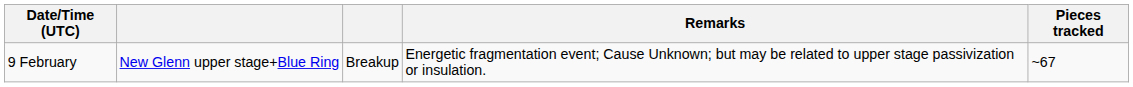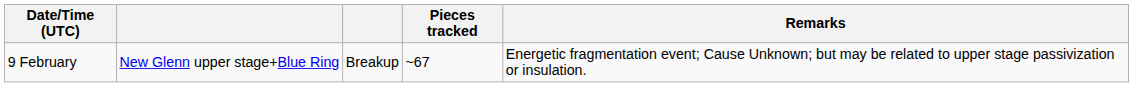columns swapped: (1078, 23) <-> (715, 23)
